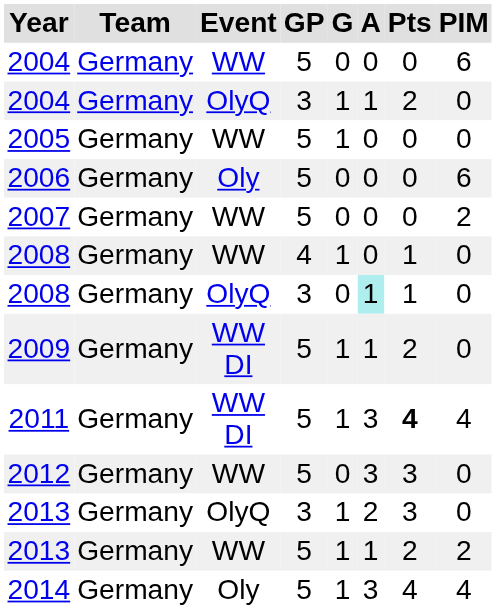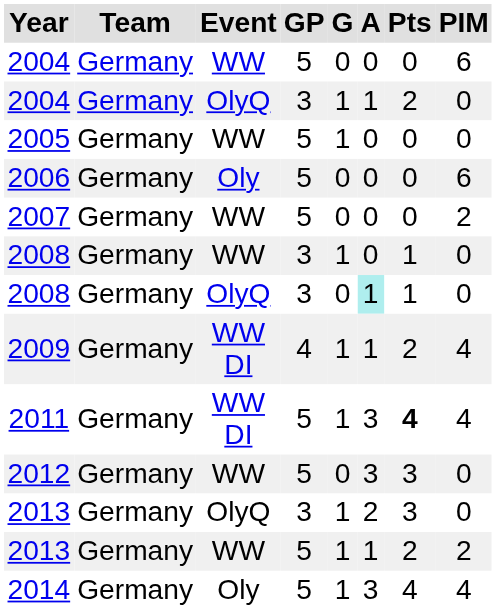(304, 255) 4 -> (304, 255) 3
(304, 348) 5 -> (304, 348) 4
(464, 348) 0 -> (464, 348) 4
